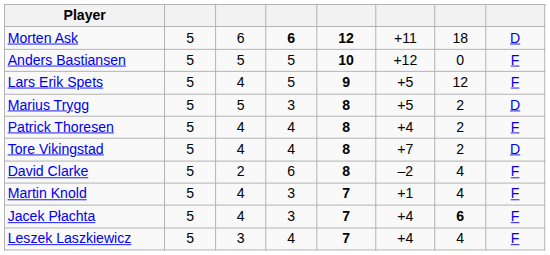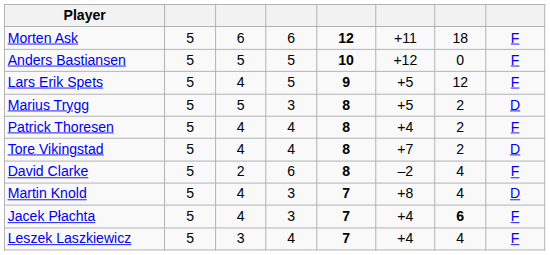(291, 37) bold -> (291, 37) normal
(515, 37) D -> (515, 37) F
(405, 194) +1 -> (405, 194) +8
(515, 194) F -> (515, 194) D
